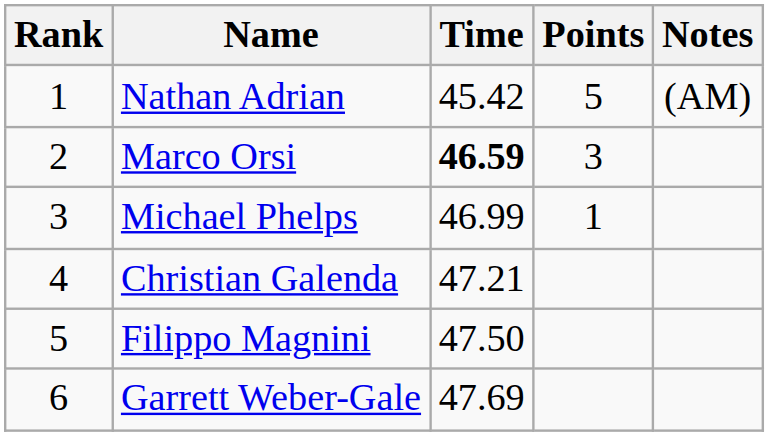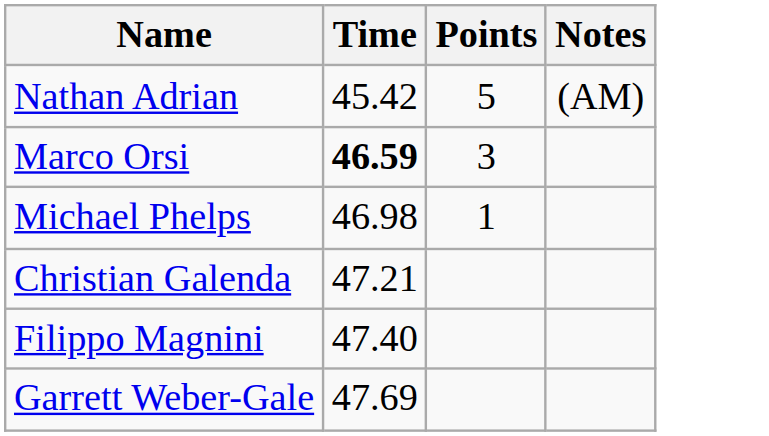- column: (59, 34)
(482, 216) 46.99 -> (375, 216) 46.98
(482, 338) 47.50 -> (375, 338) 47.40
